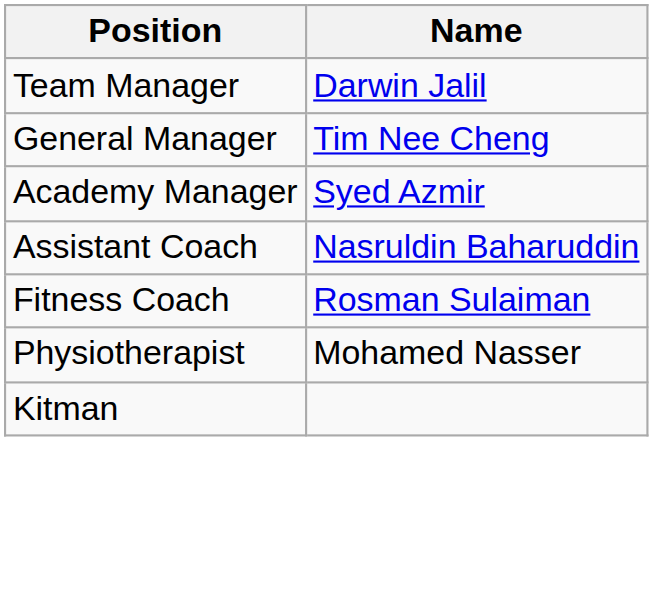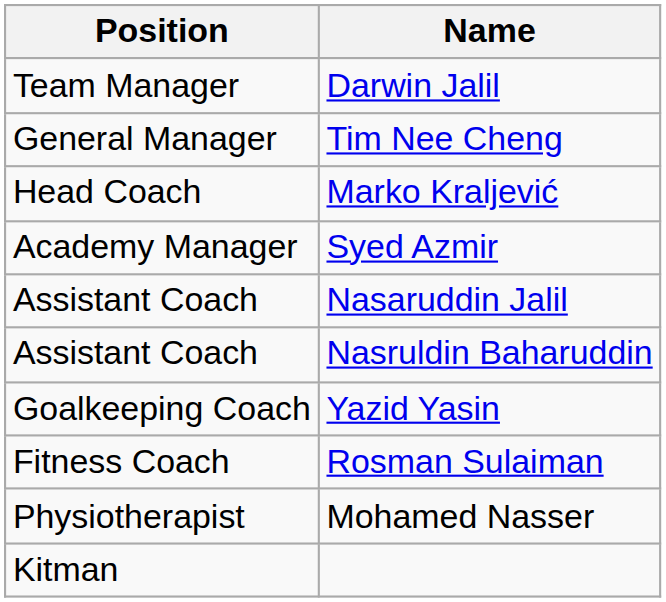+ row: (442, 192)
+ row: (447, 300)
+ row: (413, 407)
